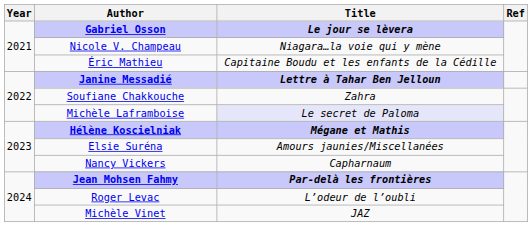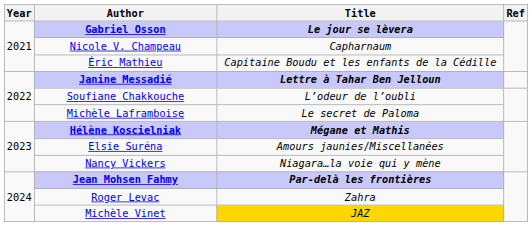(360, 46) Niagara…la voie qui y mène -> (360, 46) Capharnaum
(360, 96) Zahra -> (360, 96) L’odeur de l’oubli
(360, 113) lavender background -> (360, 113) no background
(360, 163) Capharnaum -> (360, 163) Niagara…la voie qui y mène
(360, 197) L’odeur de l’oubli -> (360, 197) Zahra
(360, 214) no background -> (360, 214) gold background
